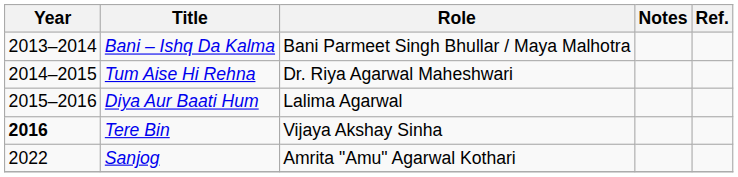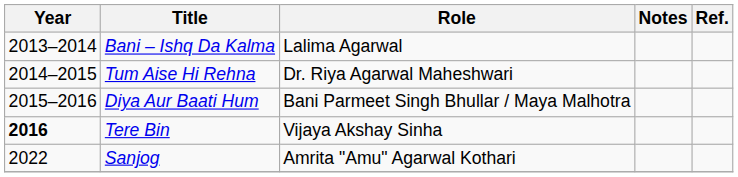(457, 46) Bani Parmeet Singh Bhullar / Maya Malhotra -> (343, 46) Lalima Agarwal
(343, 102) Lalima Agarwal -> (457, 102) Bani Parmeet Singh Bhullar / Maya Malhotra
